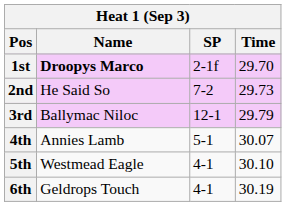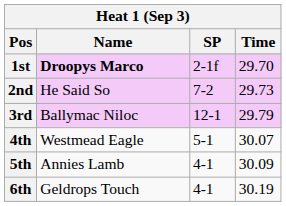(82, 139) Annies Lamb -> (92, 139) Westmead Eagle
(92, 164) Westmead Eagle -> (82, 164) Annies Lamb
(256, 164) 30.10 -> (256, 164) 30.09
